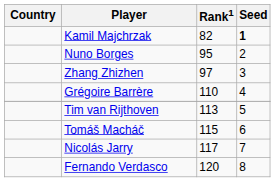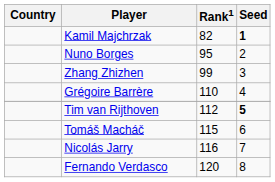(206, 73) 97 -> (206, 73) 99
(209, 110) 113 -> (209, 110) 112
(243, 110) normal -> (243, 110) bold
(209, 148) 117 -> (209, 148) 116
